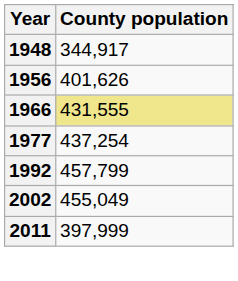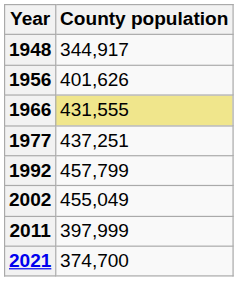(95, 140) 437,254 -> (95, 140) 437,251
+ row: (30, 261)
